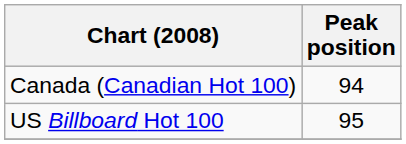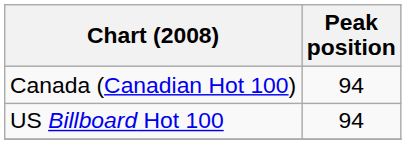(351, 120) 95 -> (351, 120) 94
